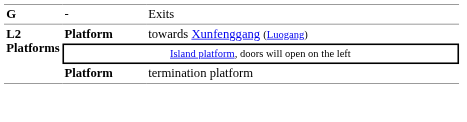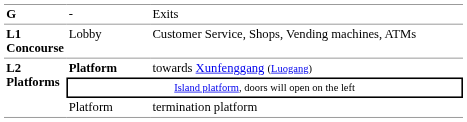+ row: (284, 34)
(89, 73) bold -> (91, 107) normal
